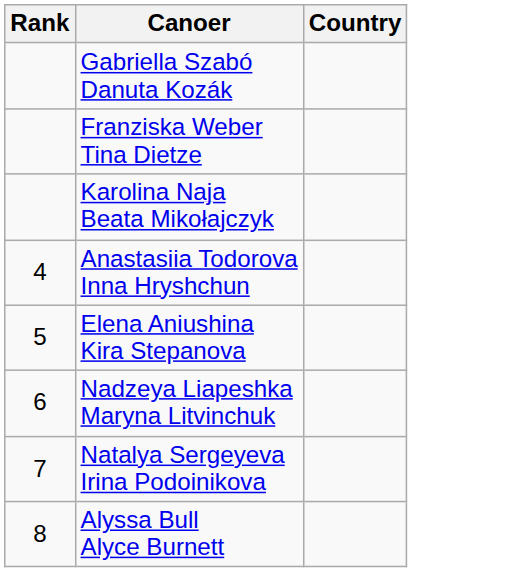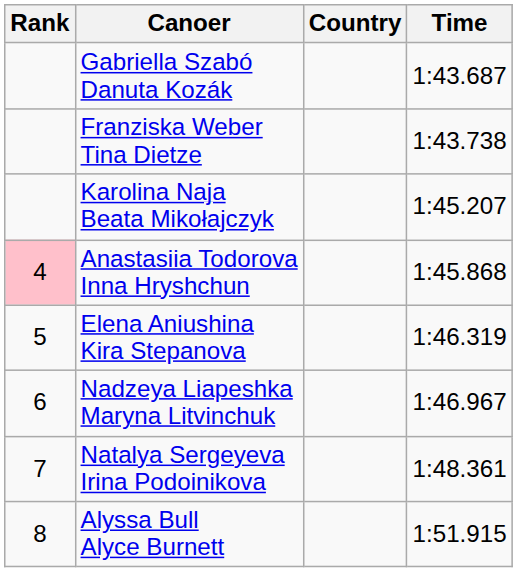+ column: (460, 23)
(40, 272) no background -> (40, 272) pink background
